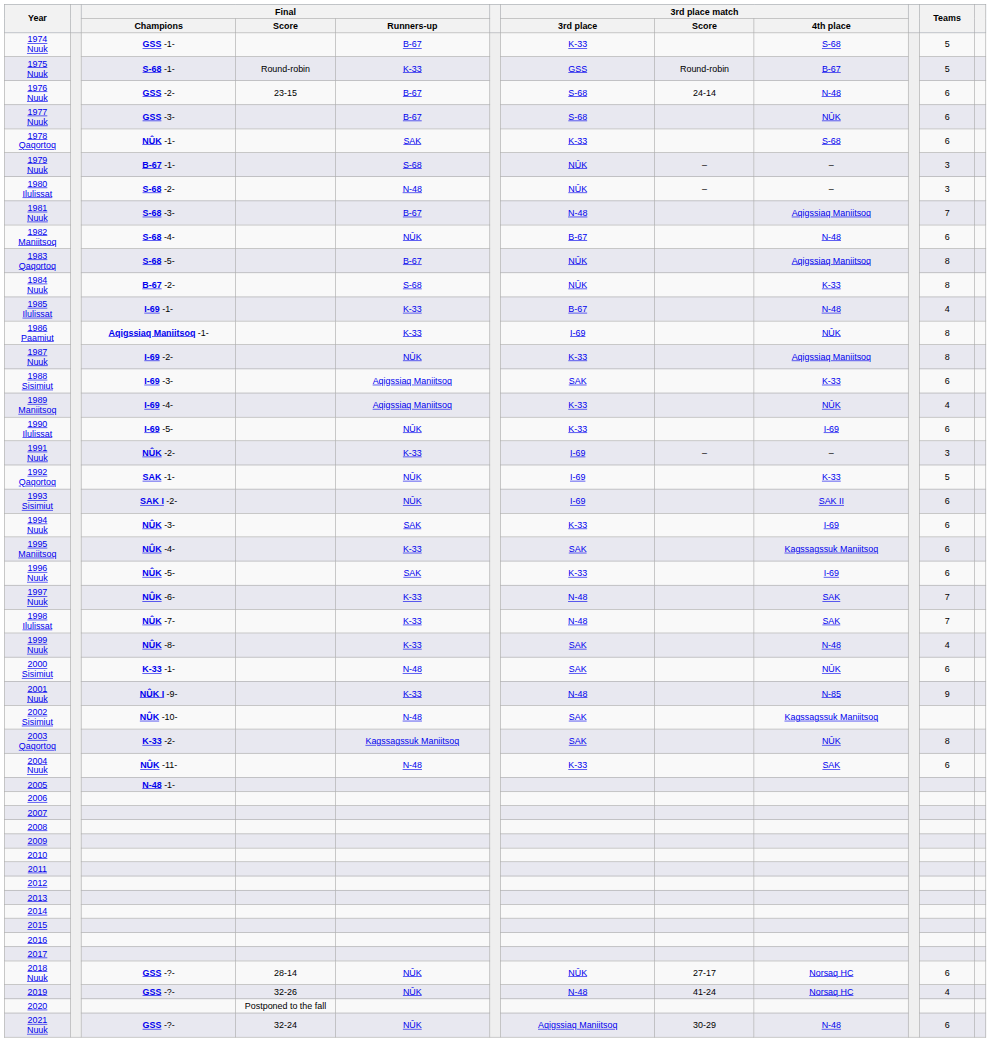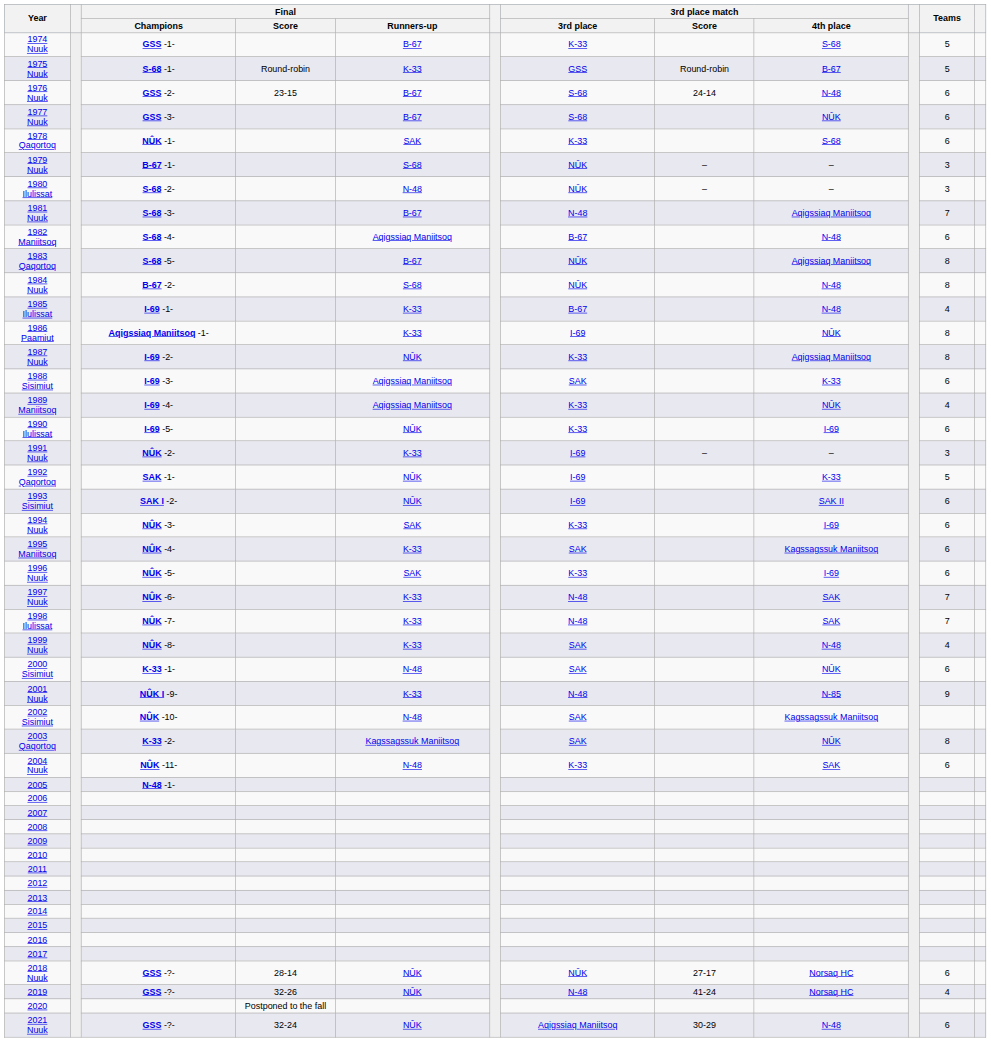(412, 237) NÛK -> (412, 237) Aqigssiaq Maniitsoq
(831, 285) K-33 -> (831, 285) N-48
